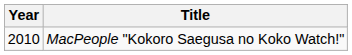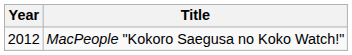(24, 38) 2010 -> (24, 38) 2012
